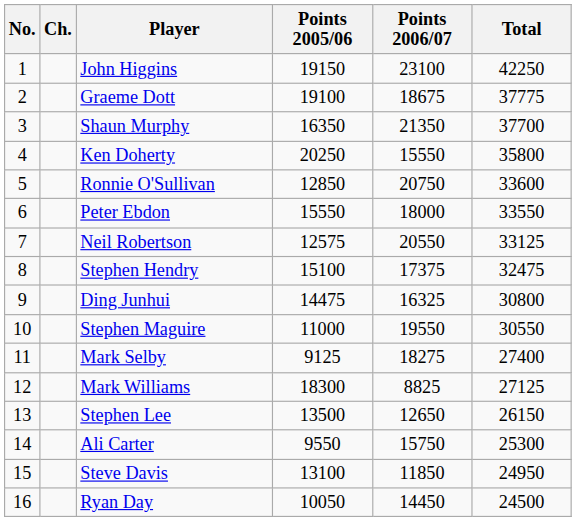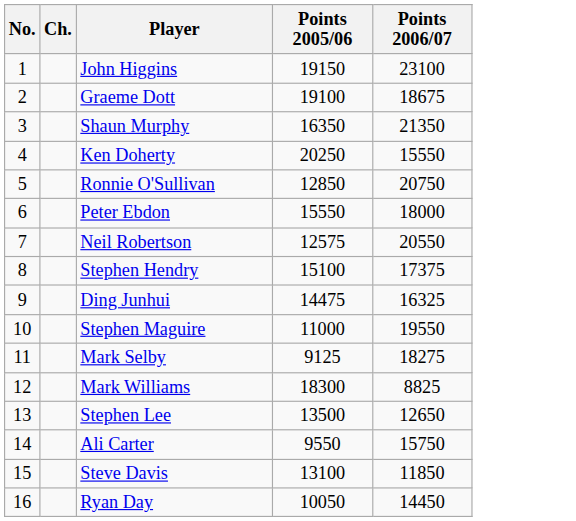- column: (522, 29)
